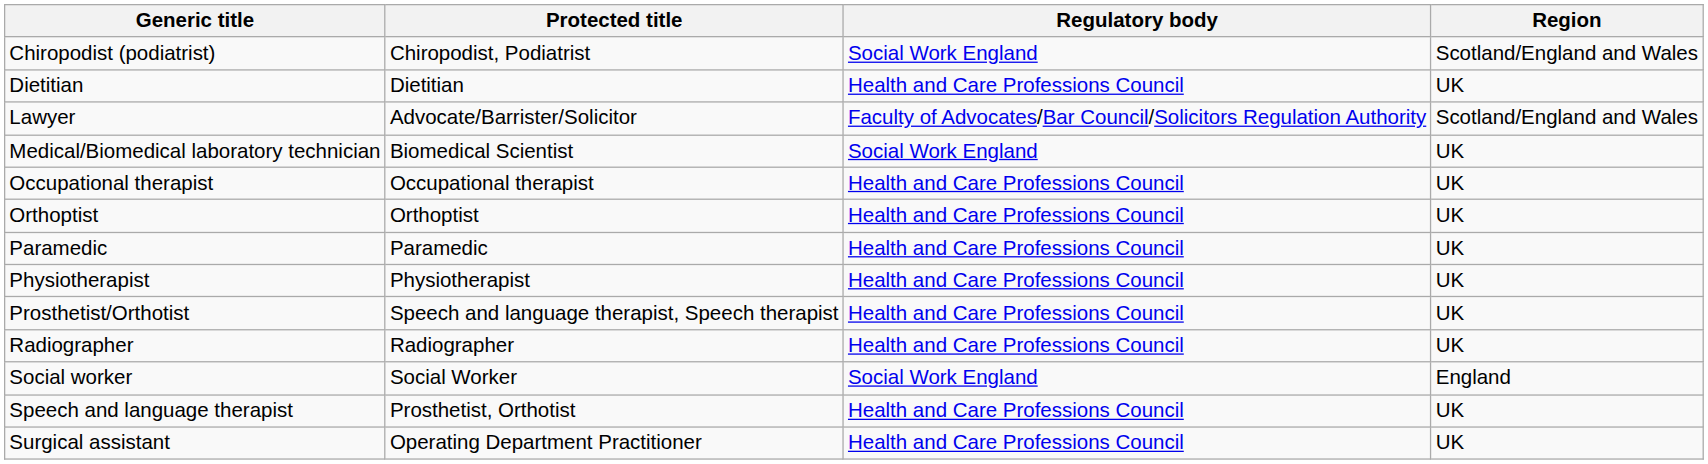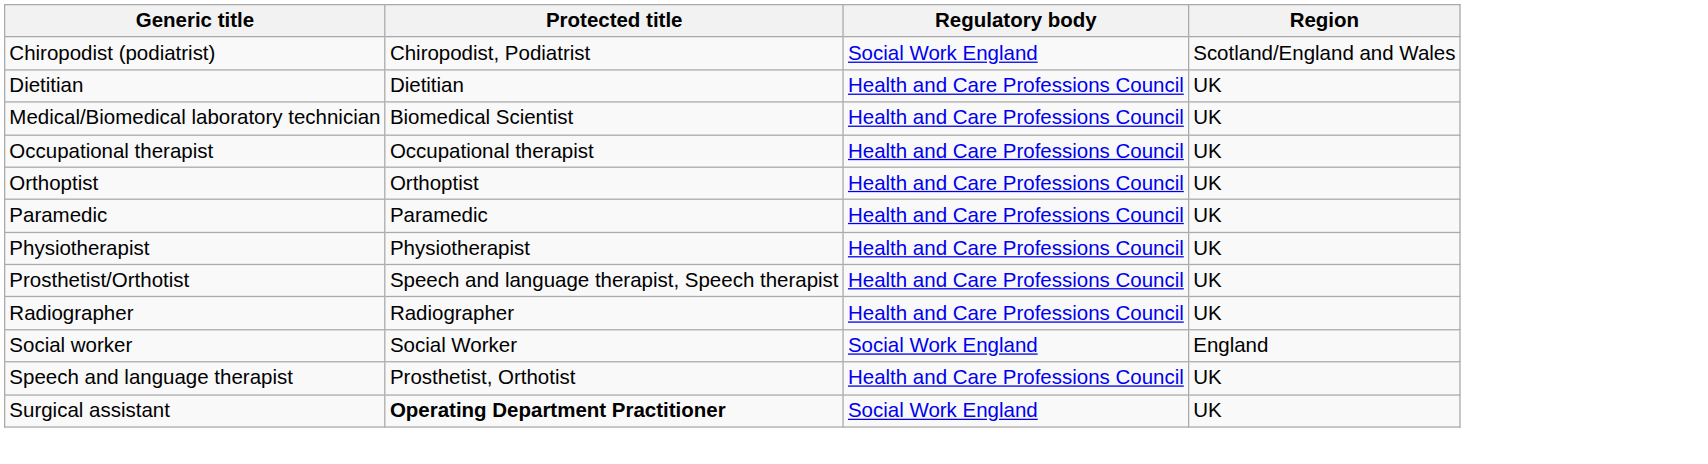- row: (42, 118)
(943, 150) Social Work England -> (1016, 118) Health and Care Professions Council
(546, 442) normal -> (558, 410) bold
(1016, 442) Health and Care Professions Council -> (943, 410) Social Work England
